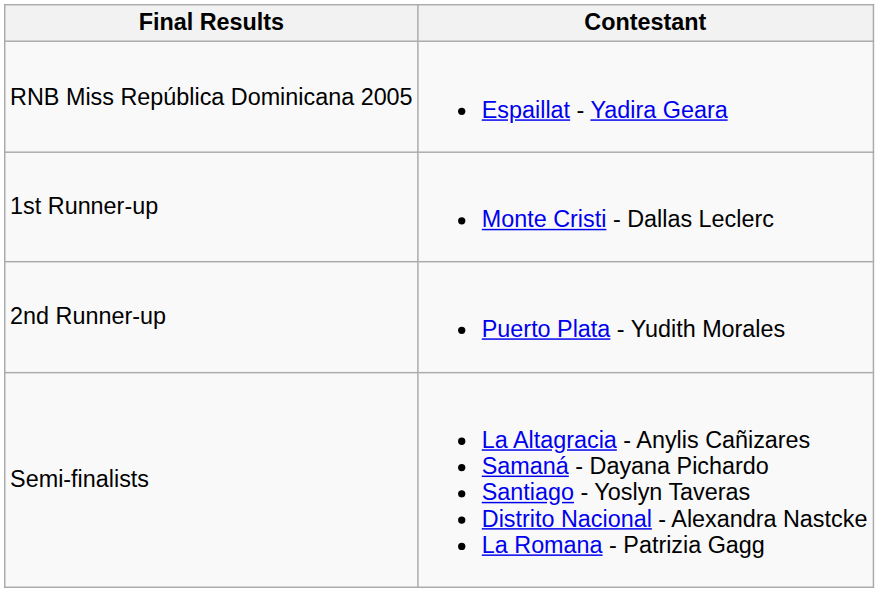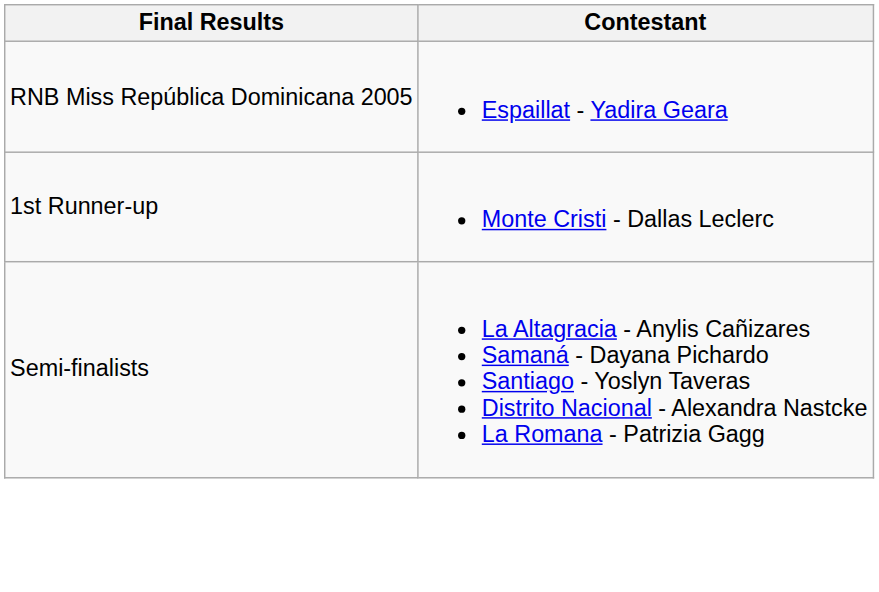- row: (88, 316)
